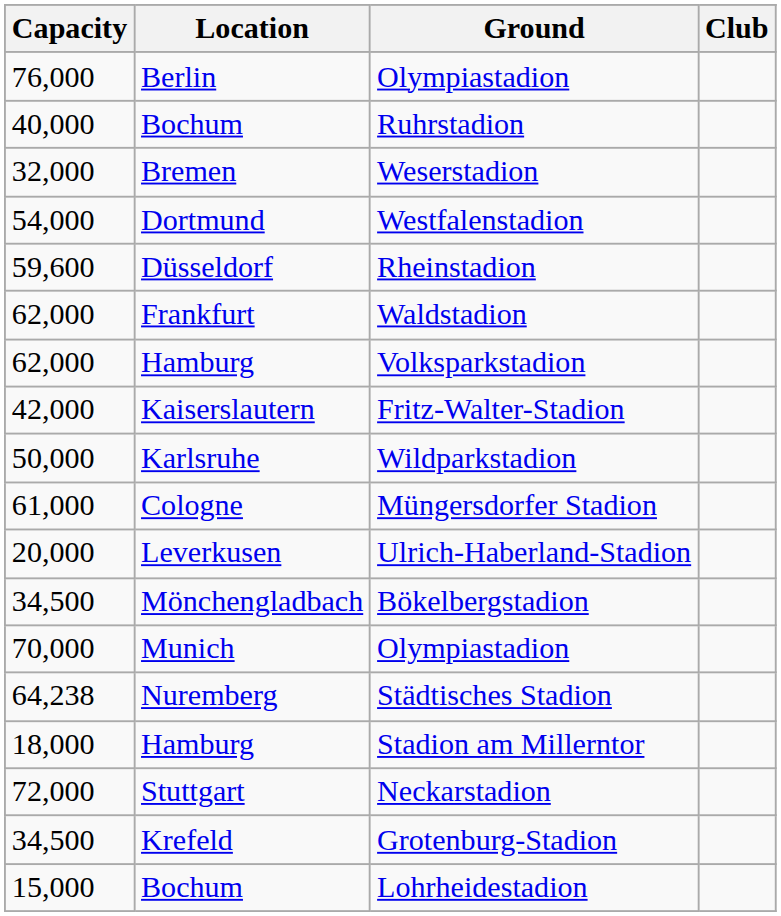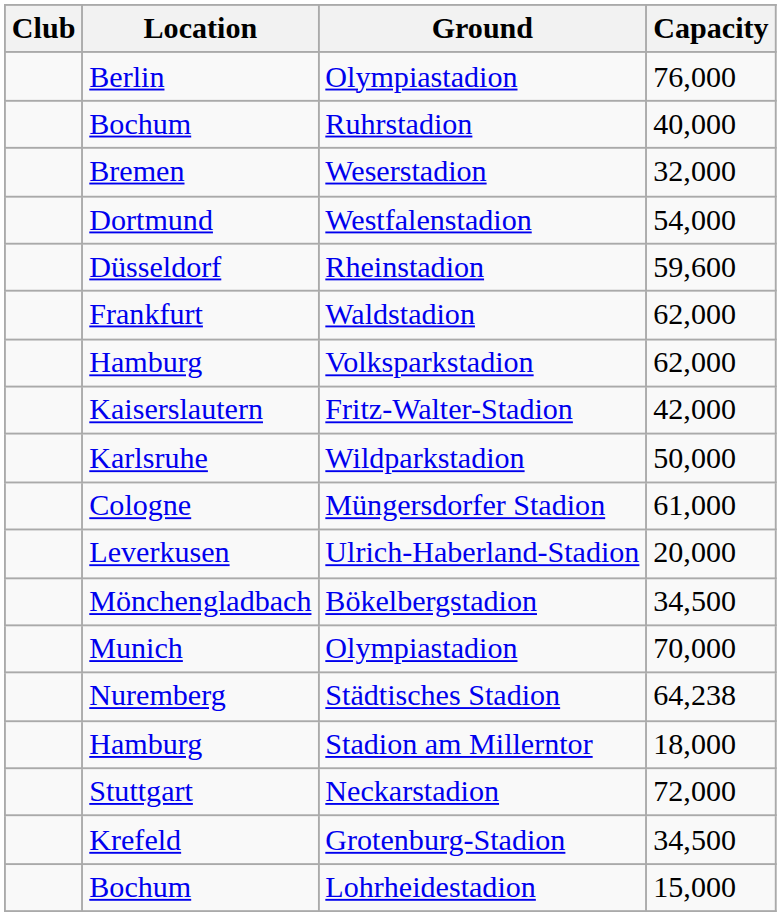columns swapped: (737, 28) <-> (70, 28)
